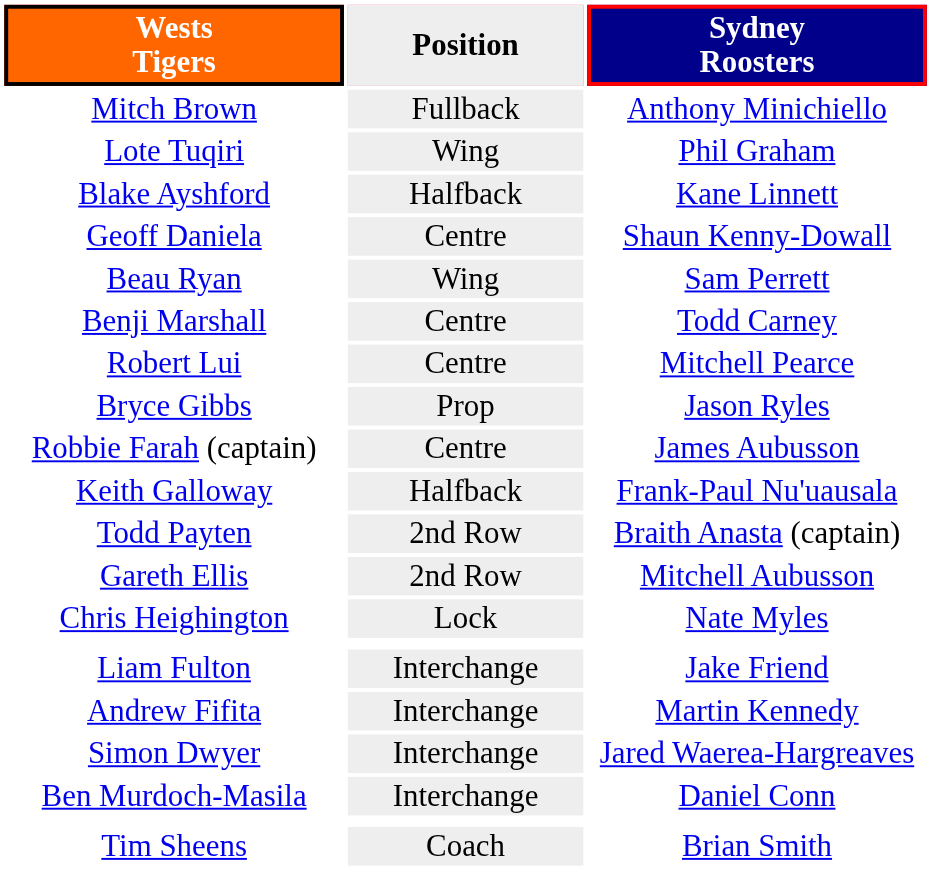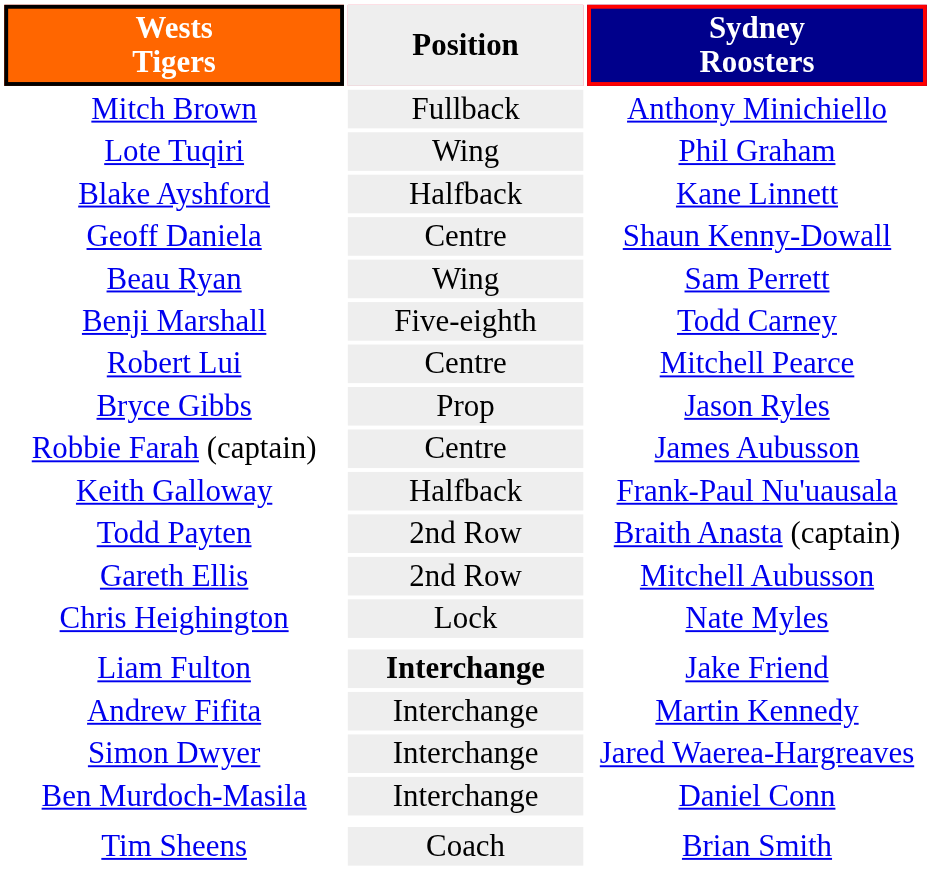(466, 320) Centre -> (466, 320) Five-eighth
(466, 668) normal -> (466, 668) bold
